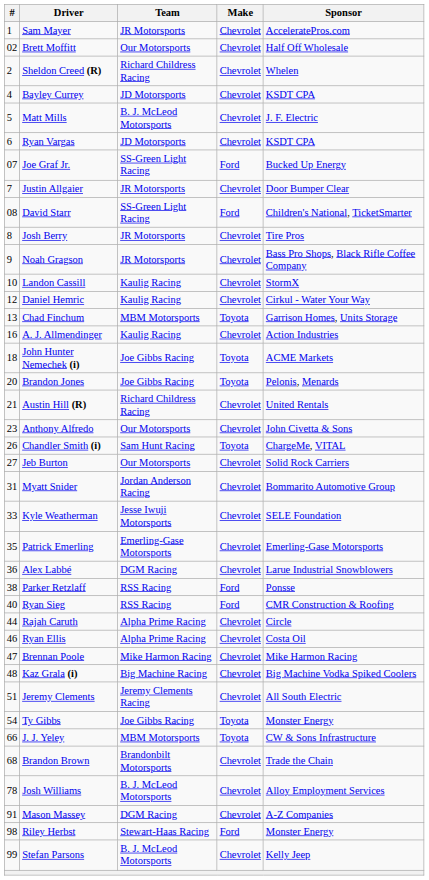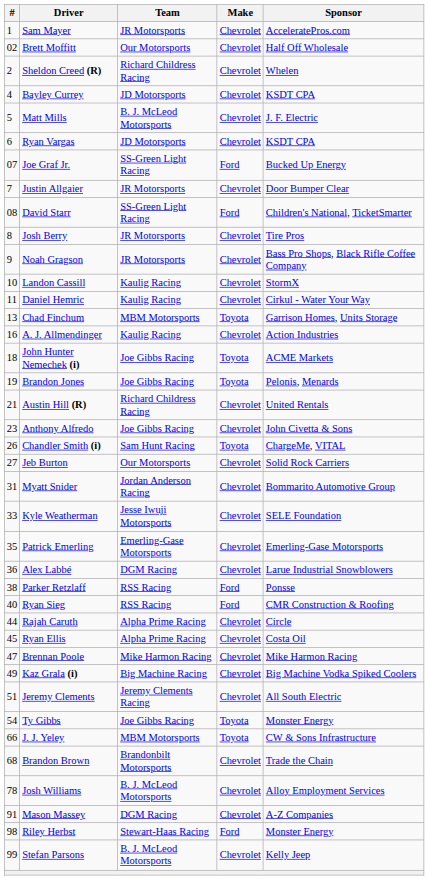(12, 300) 12 -> (12, 300) 11
(12, 381) 20 -> (12, 381) 19
(155, 428) Our Motorsports -> (157, 428) Joe Gibbs Racing
(12, 639) 46 -> (12, 639) 45
(12, 673) 48 -> (12, 673) 49
